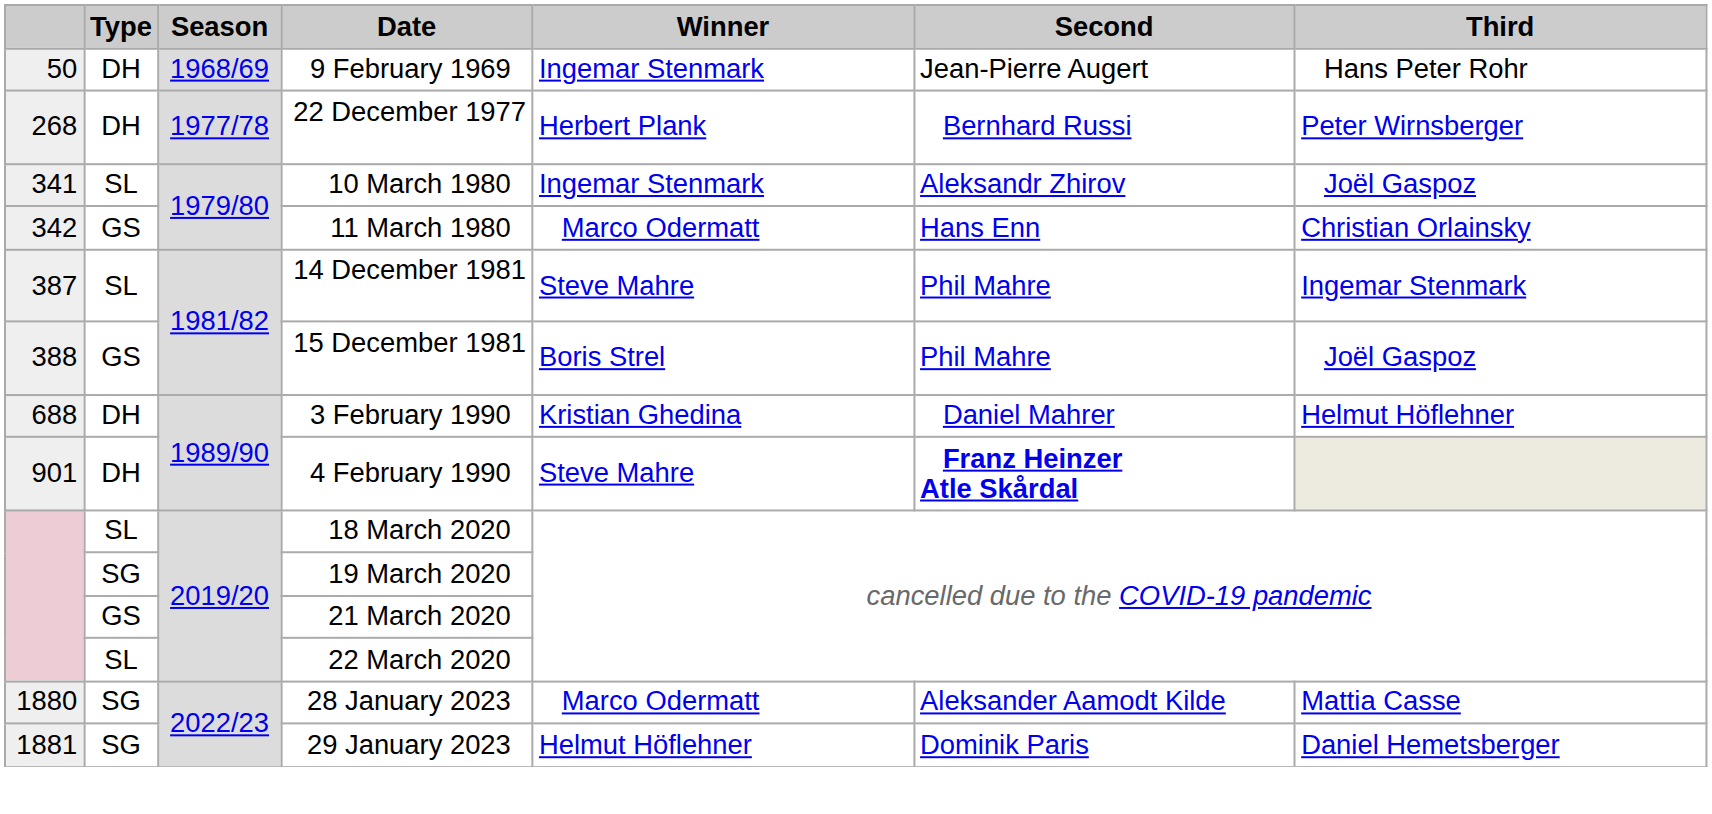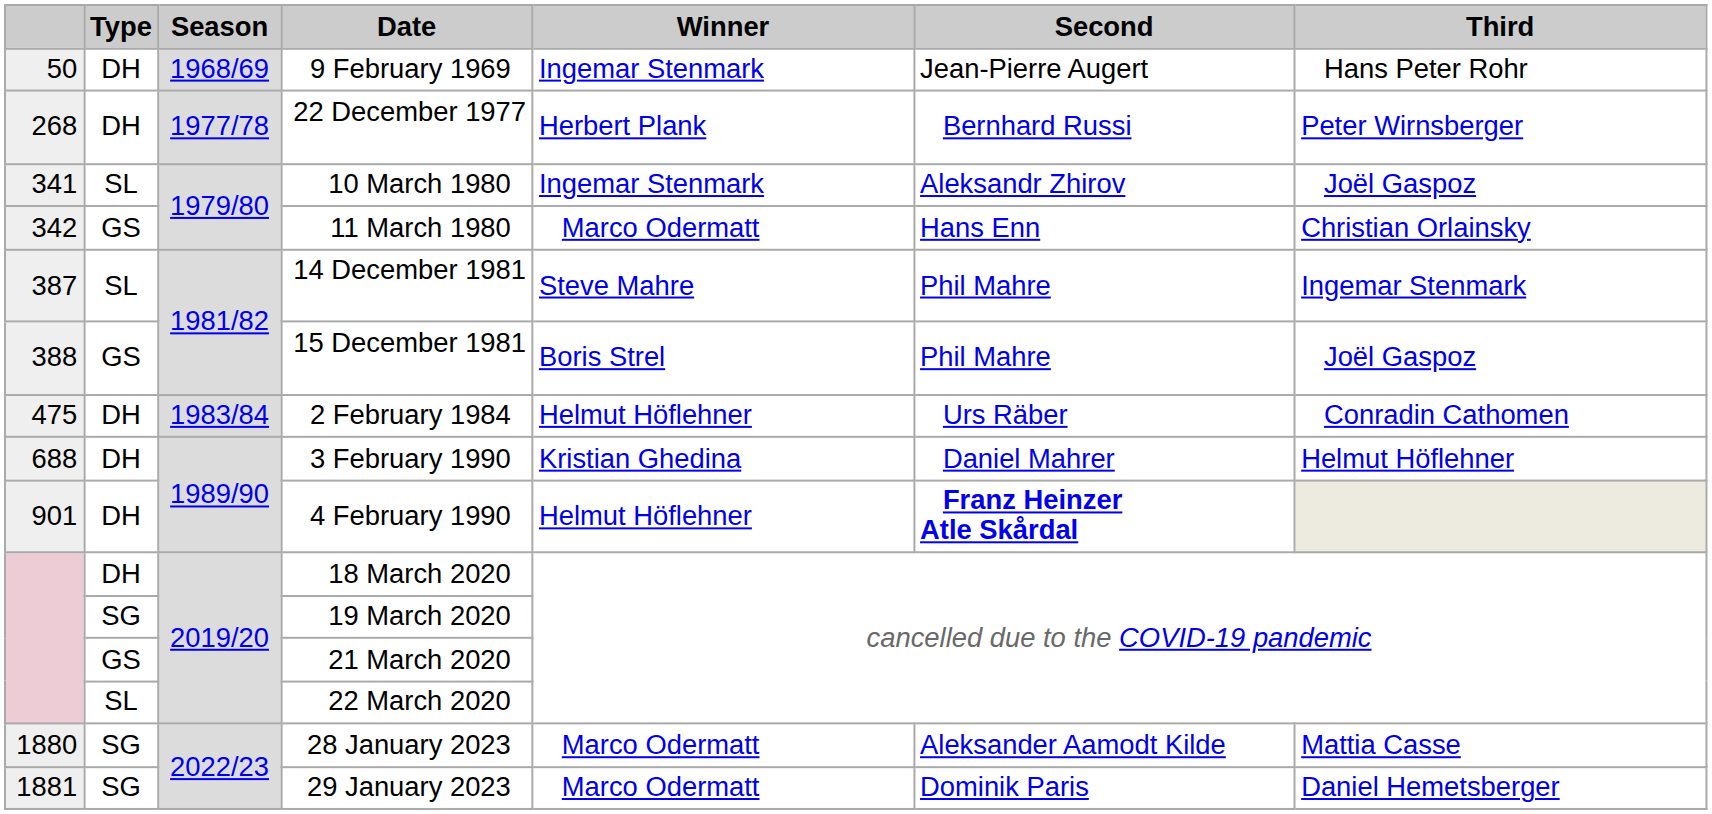+ row: (418, 415)
(617, 473) Steve Mahre -> (645, 516) Helmut Höflehner
(121, 531) SL -> (121, 573) DH
(645, 745) Helmut Höflehner -> (649, 787) Marco Odermatt
